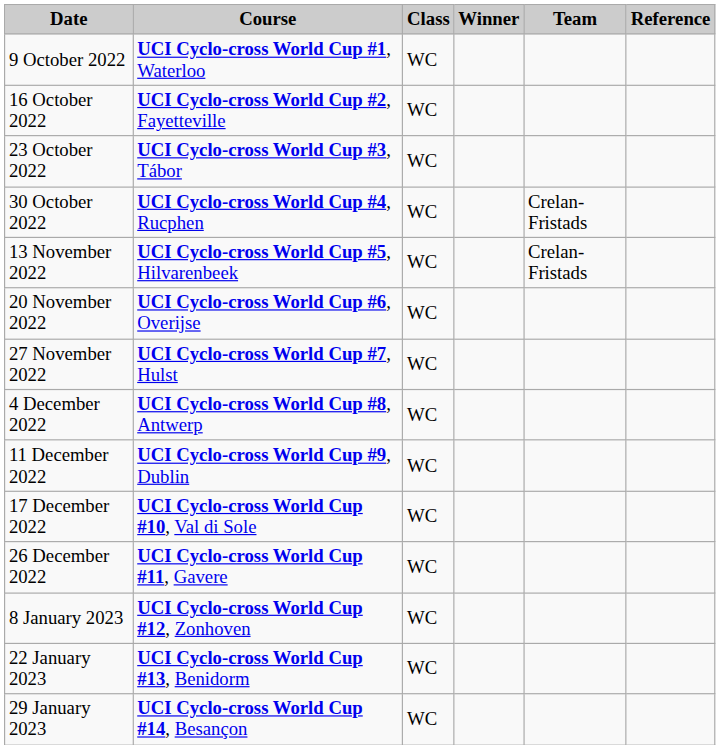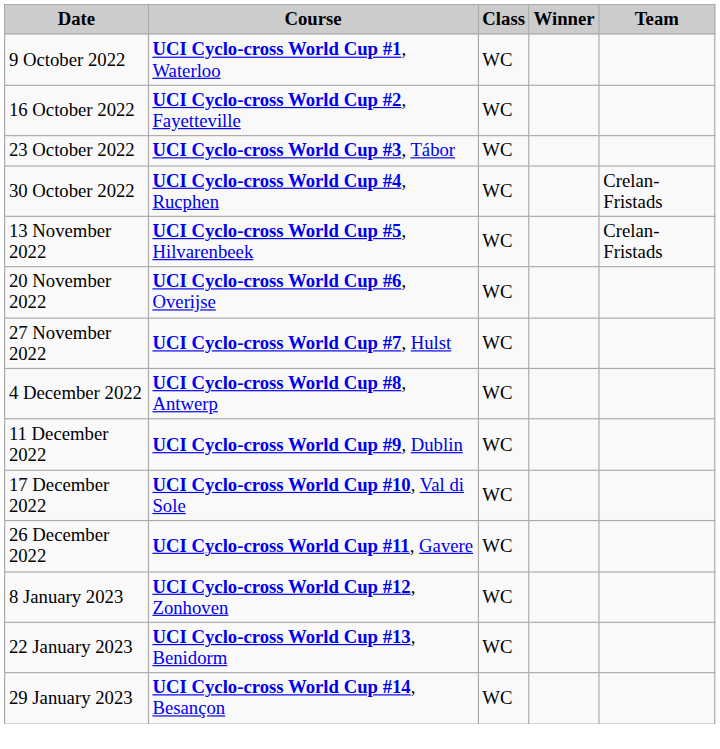- column: (671, 19)
